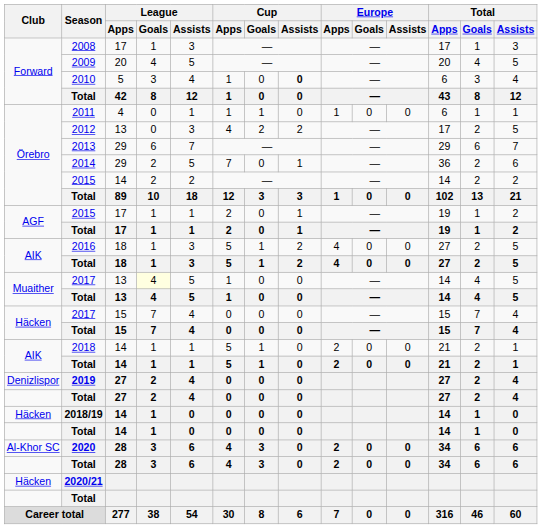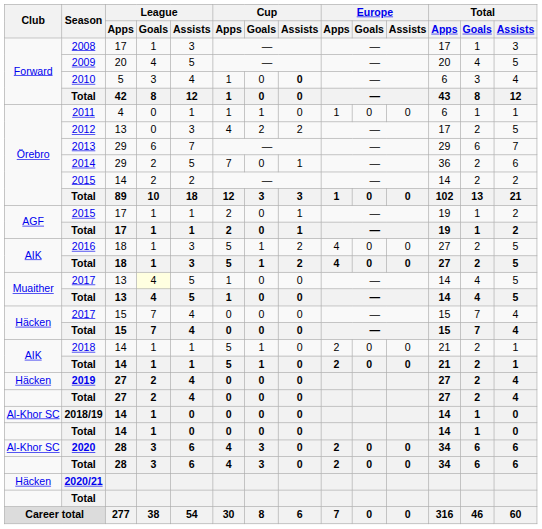(33, 381) Denizlispor -> (33, 381) Häcken
(33, 414) Häcken -> (33, 414) Al-Khor SC
